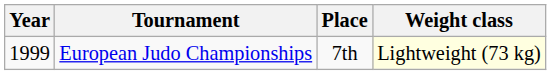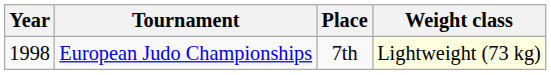(30, 52) 1999 -> (30, 52) 1998
